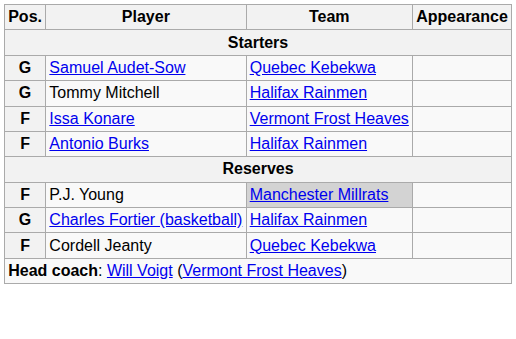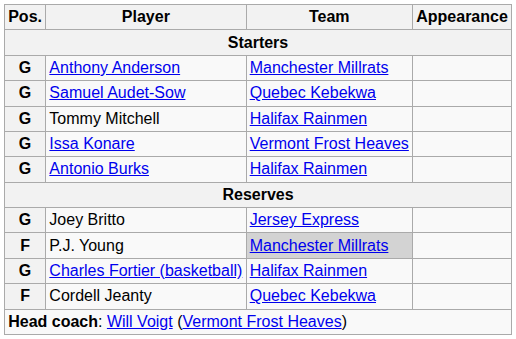+ row: (115, 67)
(25, 118) F -> (25, 144) G
(25, 144) F -> (25, 169) G
+ row: (87, 220)
